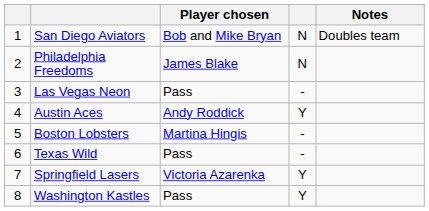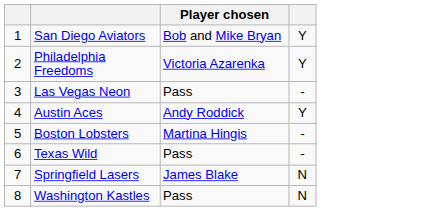- column: (370, 14)
(302, 35) N -> (302, 35) Y
(201, 63) James Blake -> (214, 63) Victoria Azarenka
(302, 63) N -> (302, 63) Y
(214, 175) Victoria Azarenka -> (201, 175) James Blake
(302, 175) Y -> (302, 175) N
(302, 196) Y -> (302, 196) N
